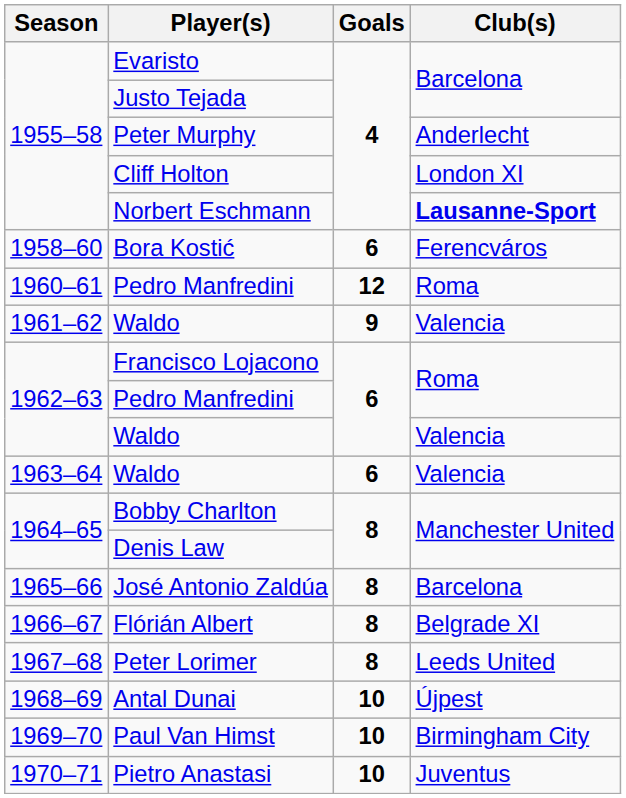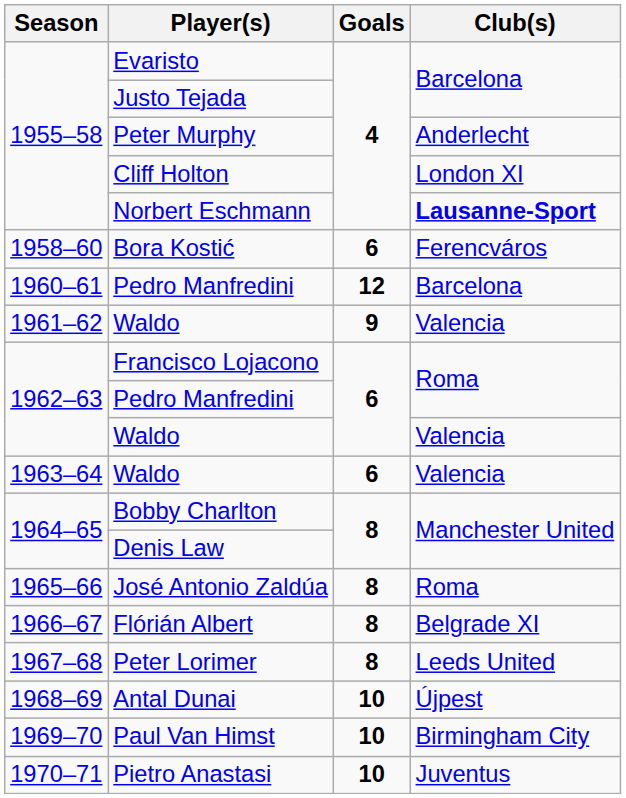(447, 286) Roma -> (469, 286) Barcelona
(469, 586) Barcelona -> (447, 586) Roma
